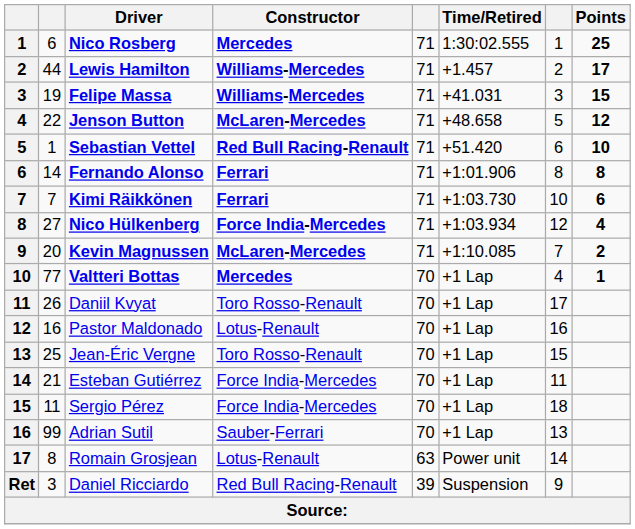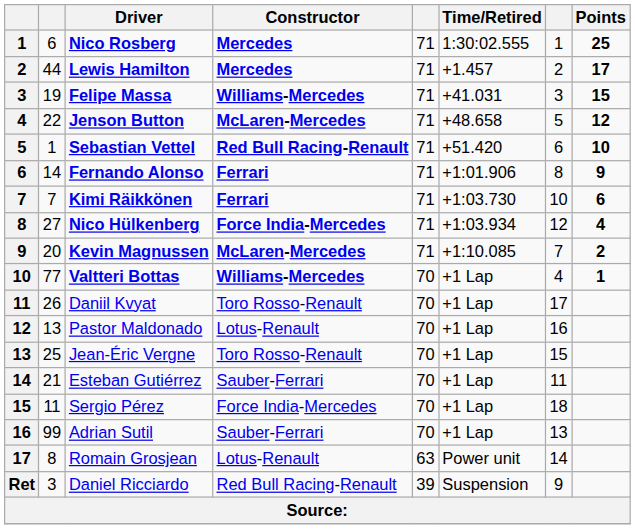(291, 69) Williams-Mercedes -> (254, 69) Mercedes
(601, 173) 8 -> (601, 173) 9
(254, 277) Mercedes -> (291, 277) Williams-Mercedes
(52, 328) 16 -> (52, 328) 13
(297, 380) Force India-Mercedes -> (270, 380) Sauber-Ferrari
